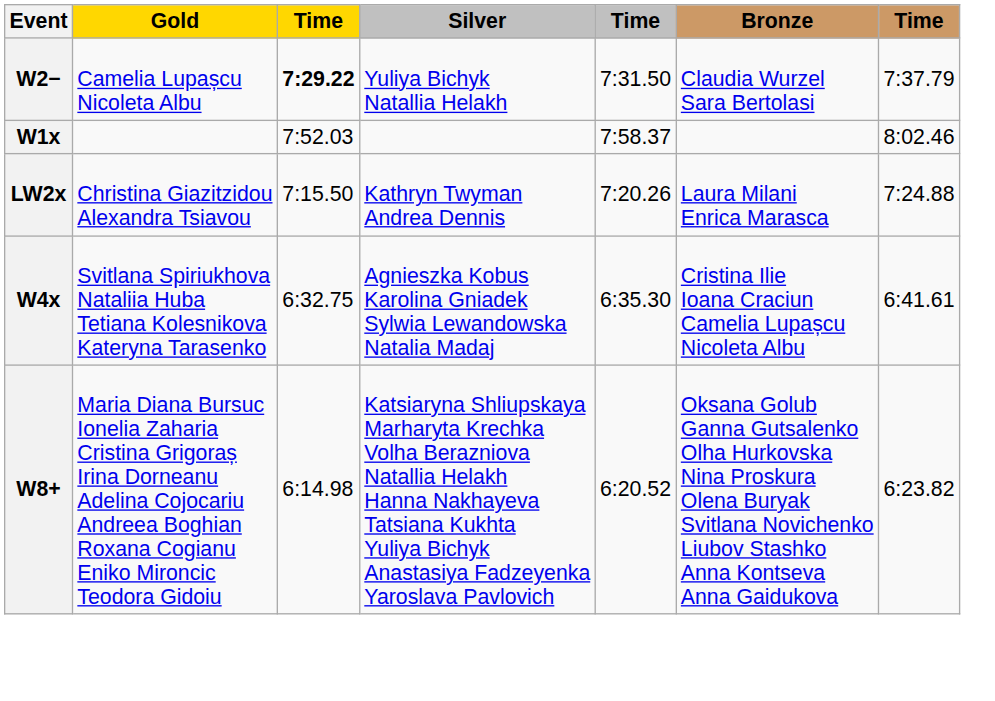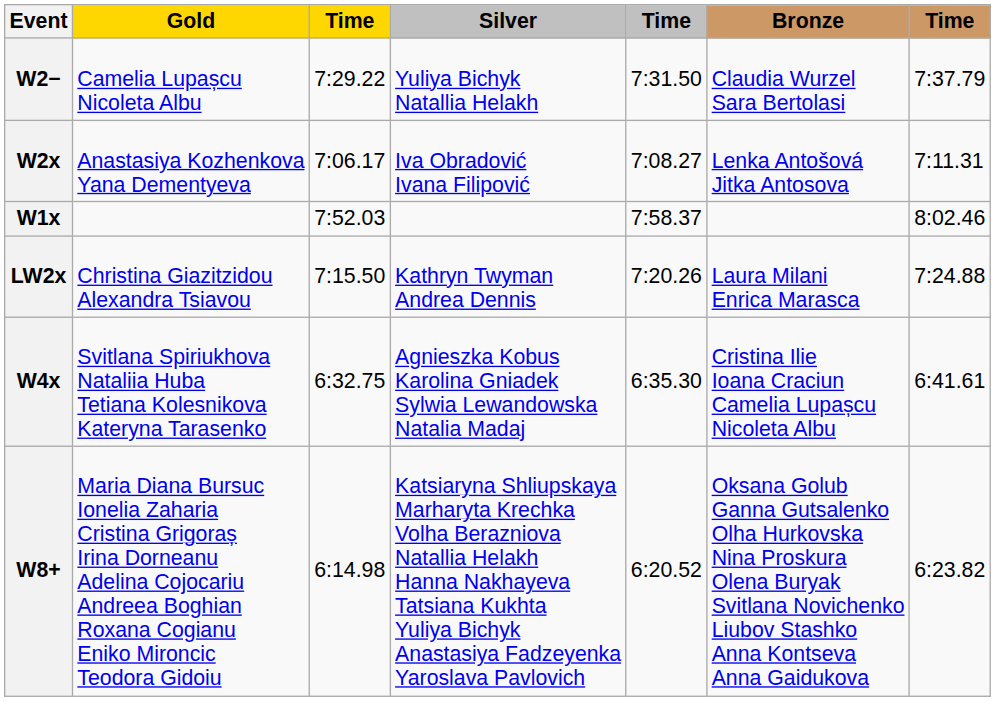(318, 79) bold -> (350, 79) normal
+ row: (39, 160)
